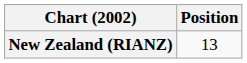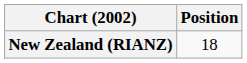(209, 44) 13 -> (209, 44) 18
